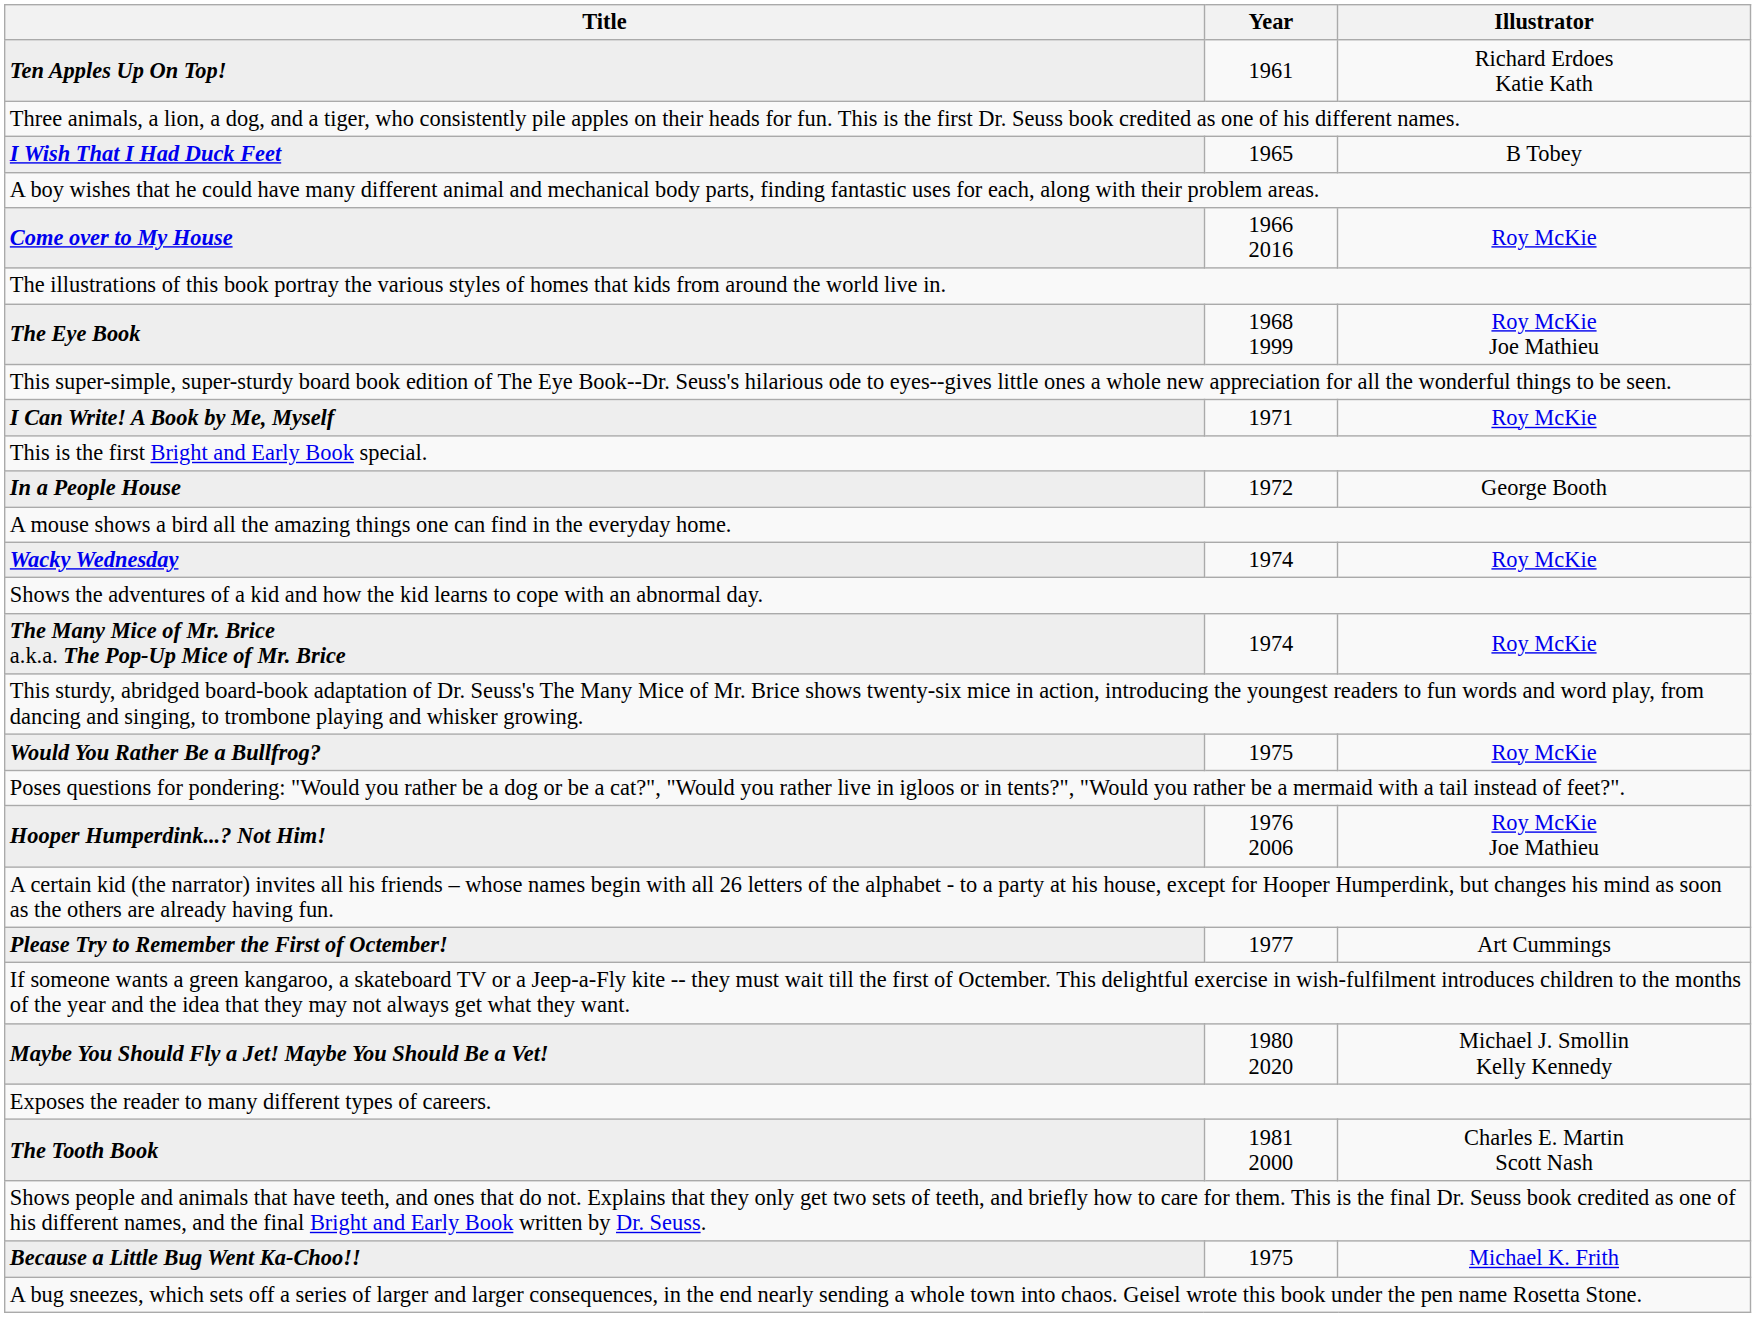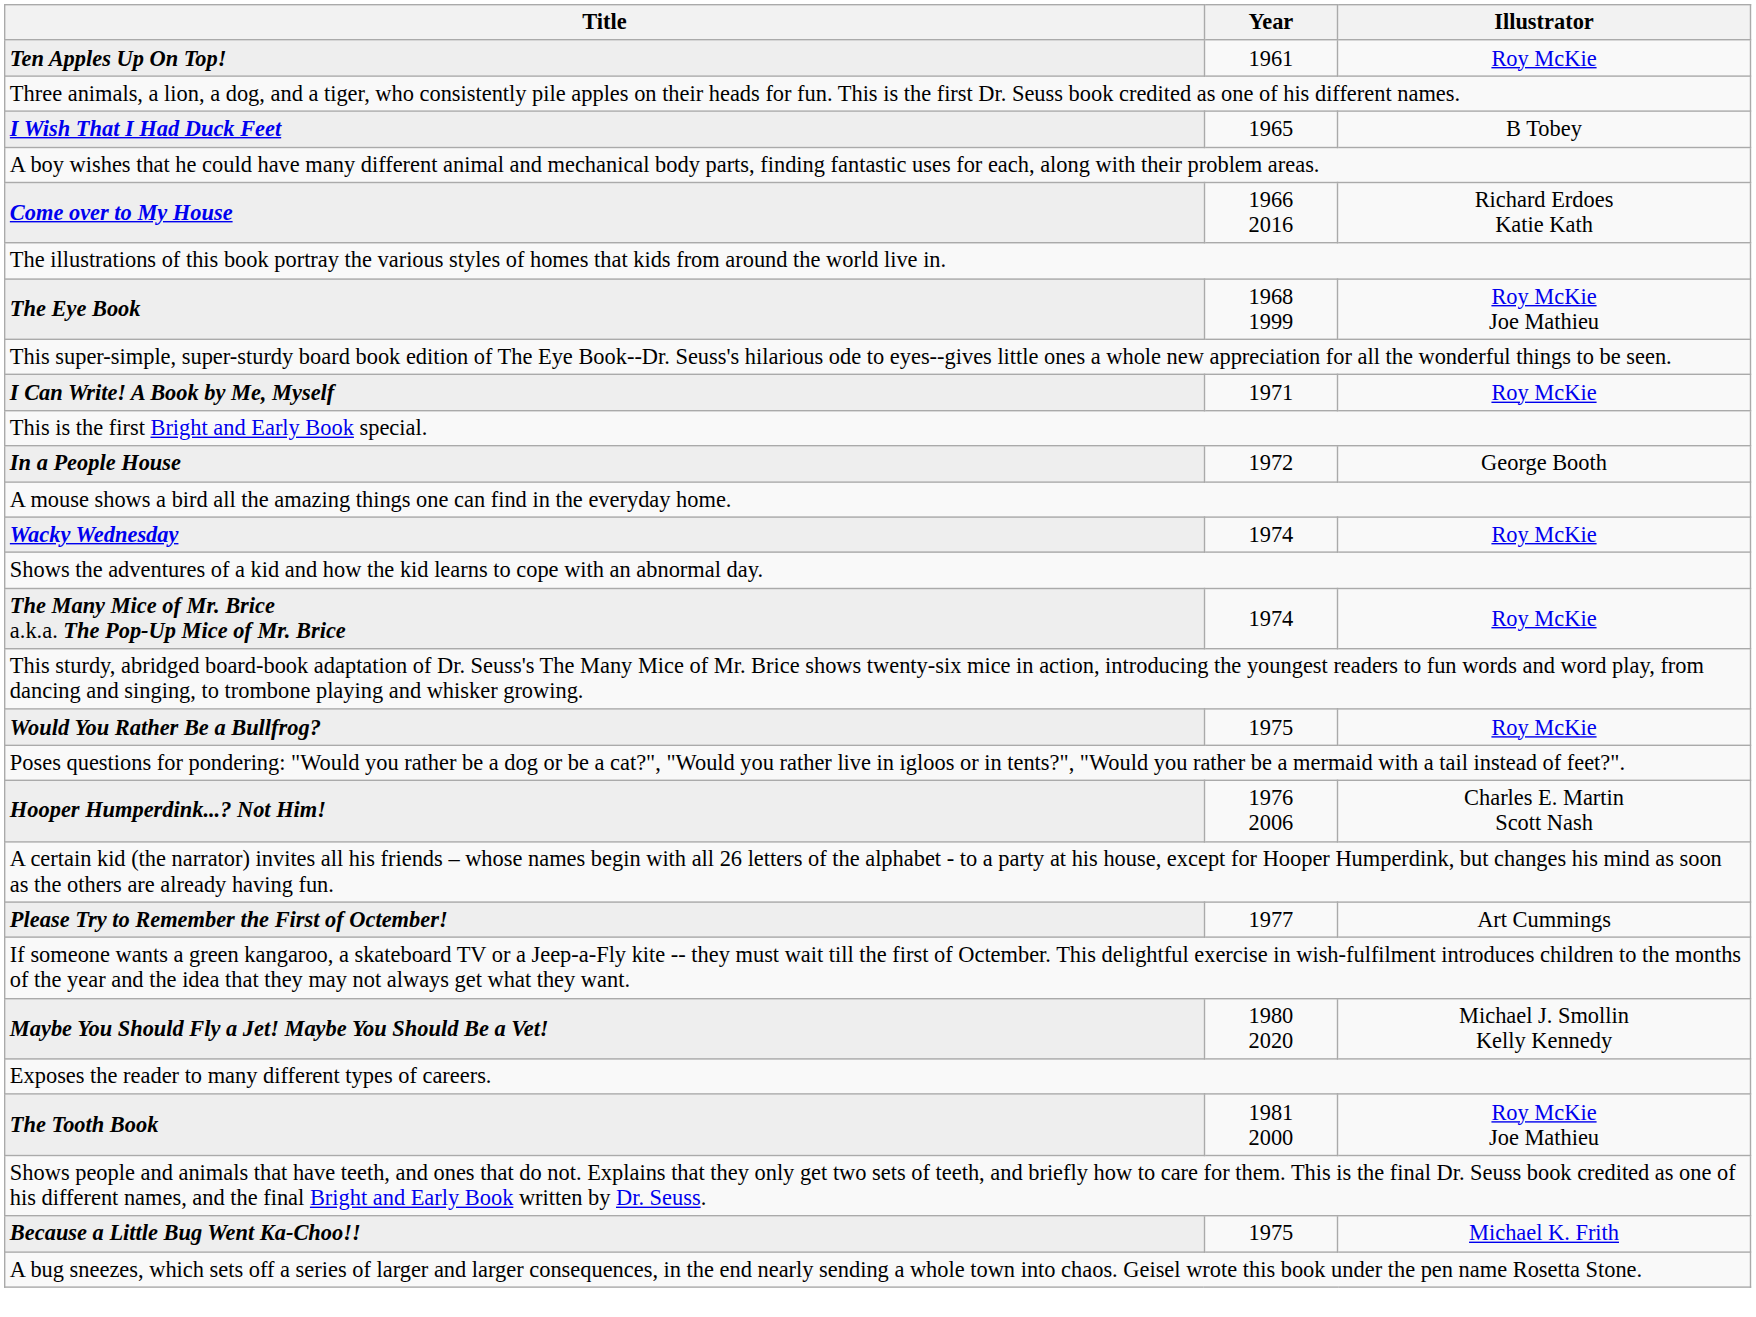(1544, 70) Richard Erdoes Katie Kath -> (1544, 57) Roy McKie
(1544, 237) Roy McKie -> (1544, 212) Richard Erdoes Katie Kath
(1544, 835) Roy McKie Joe Mathieu -> (1544, 810) Charles E. Martin Scott Nash
(1544, 1149) Charles E. Martin Scott Nash -> (1544, 1124) Roy McKie Joe Mathieu
